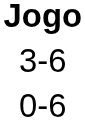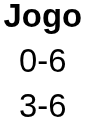rows swapped: (43, 61) <-> (43, 106)
